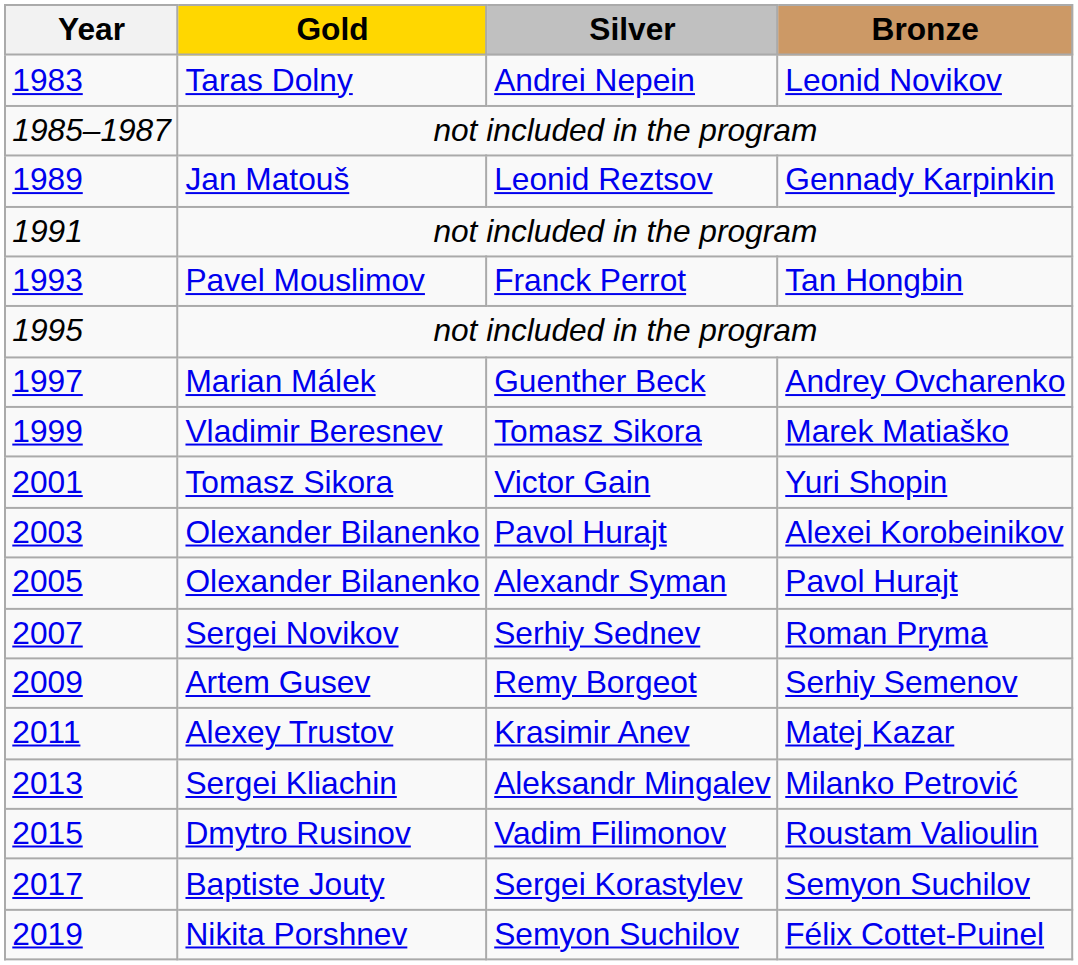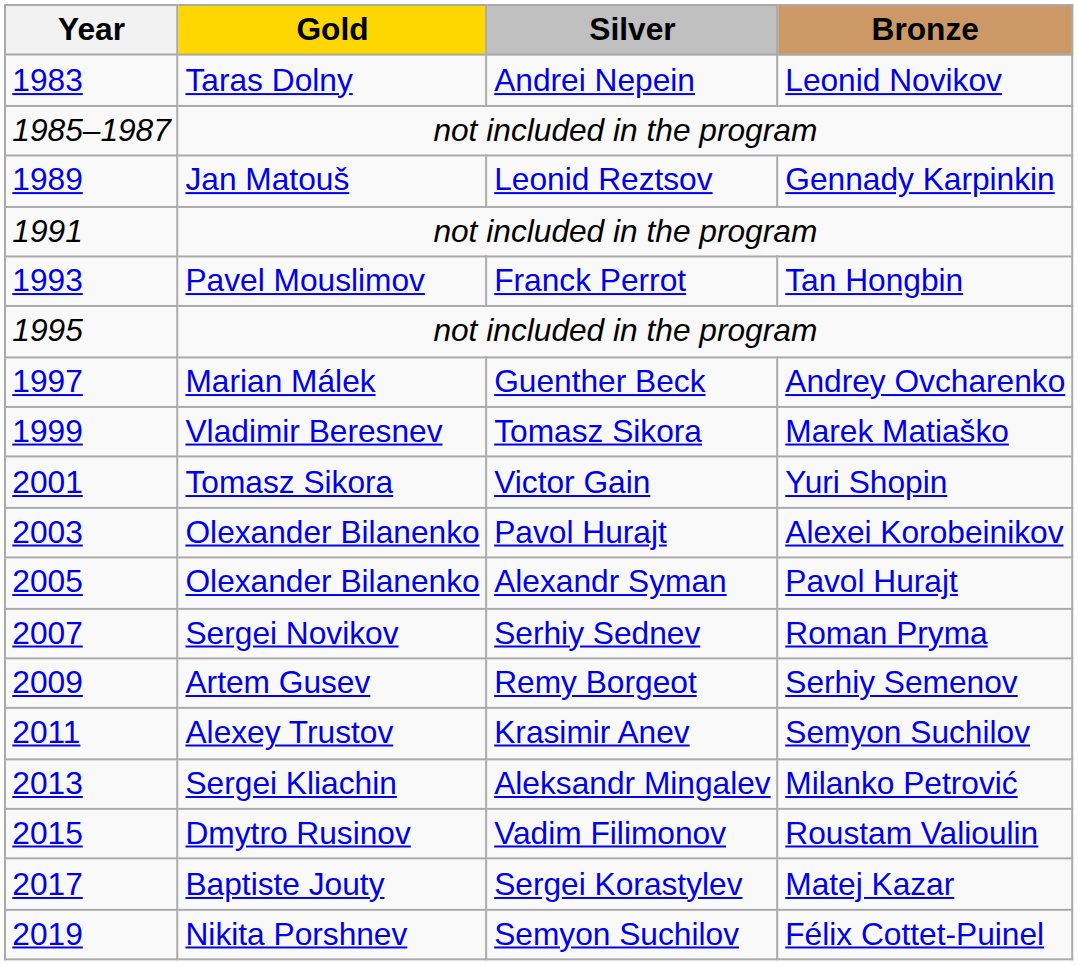(870, 733) Matej Kazar -> (908, 733) Semyon Suchilov
(908, 883) Semyon Suchilov -> (870, 883) Matej Kazar
